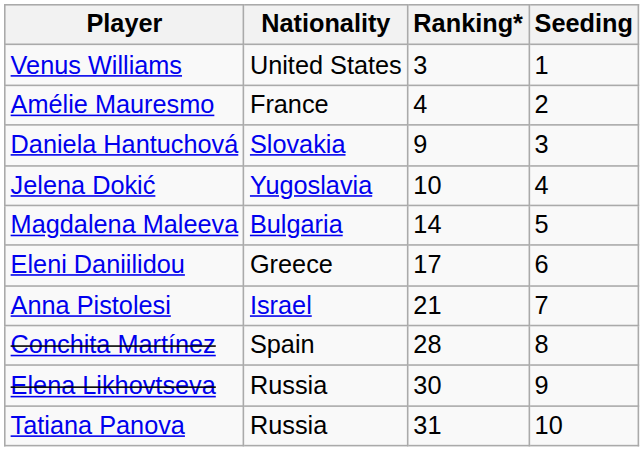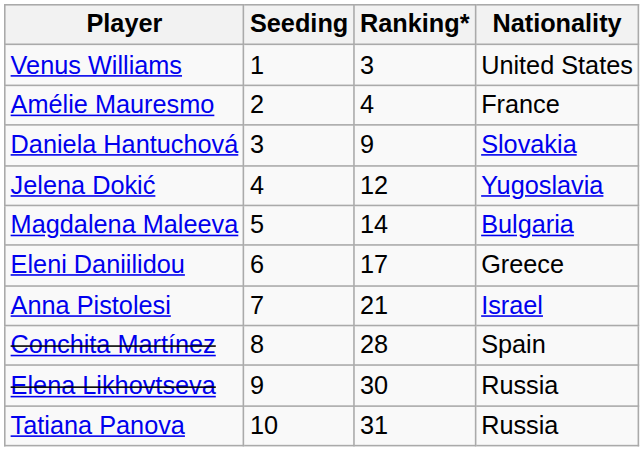columns swapped: (326, 24) <-> (584, 24)
(427, 184) 10 -> (374, 184) 12
